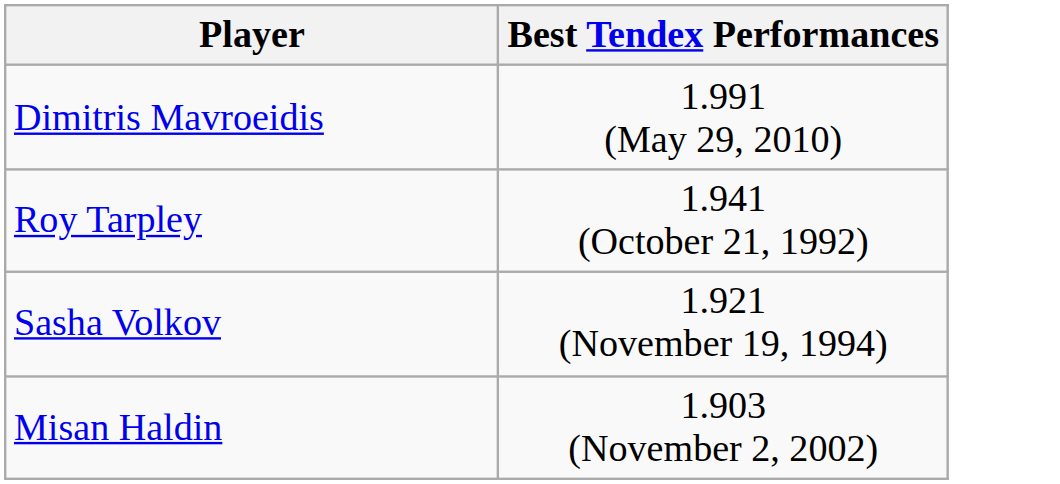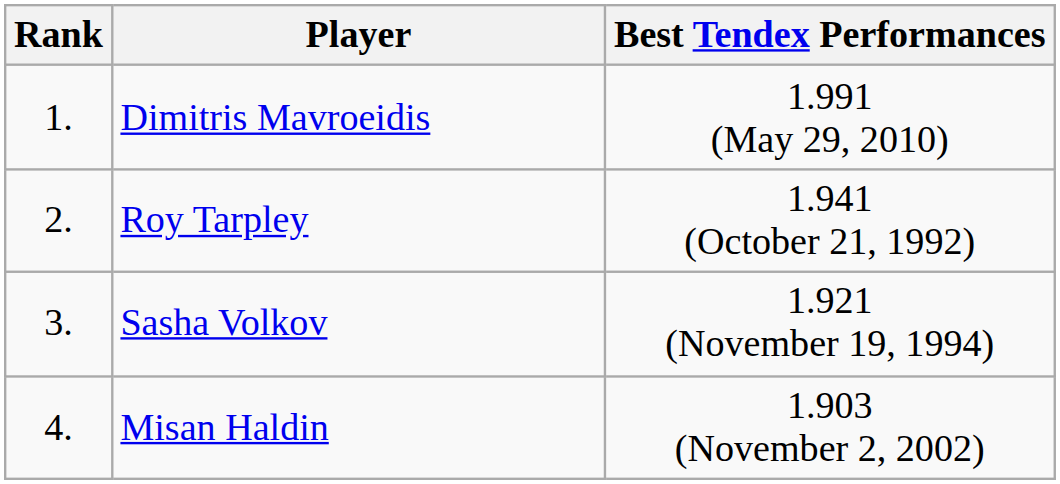+ column: (58, 34)
